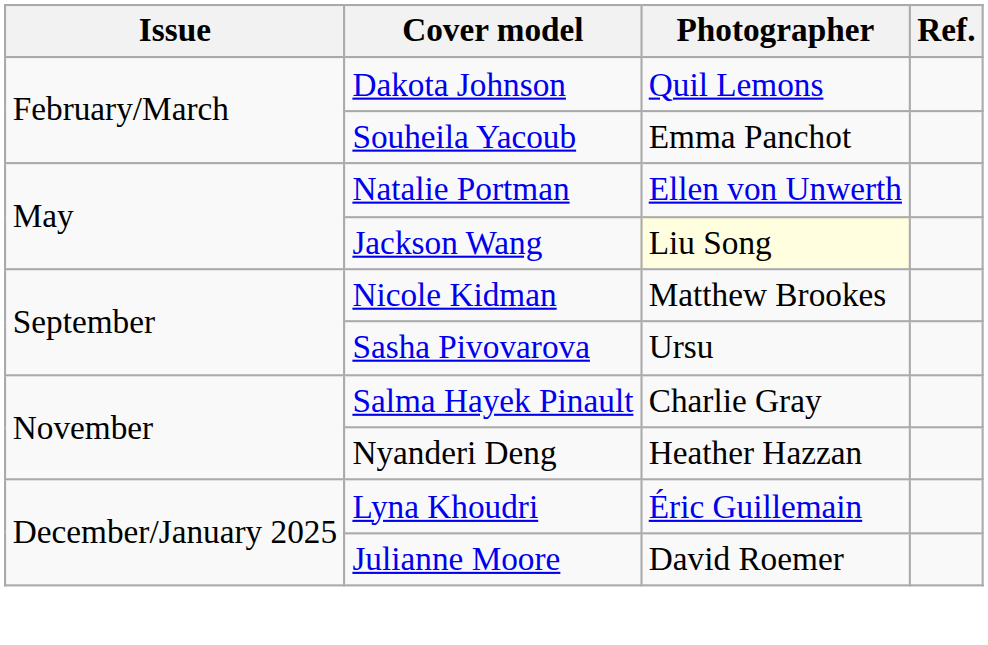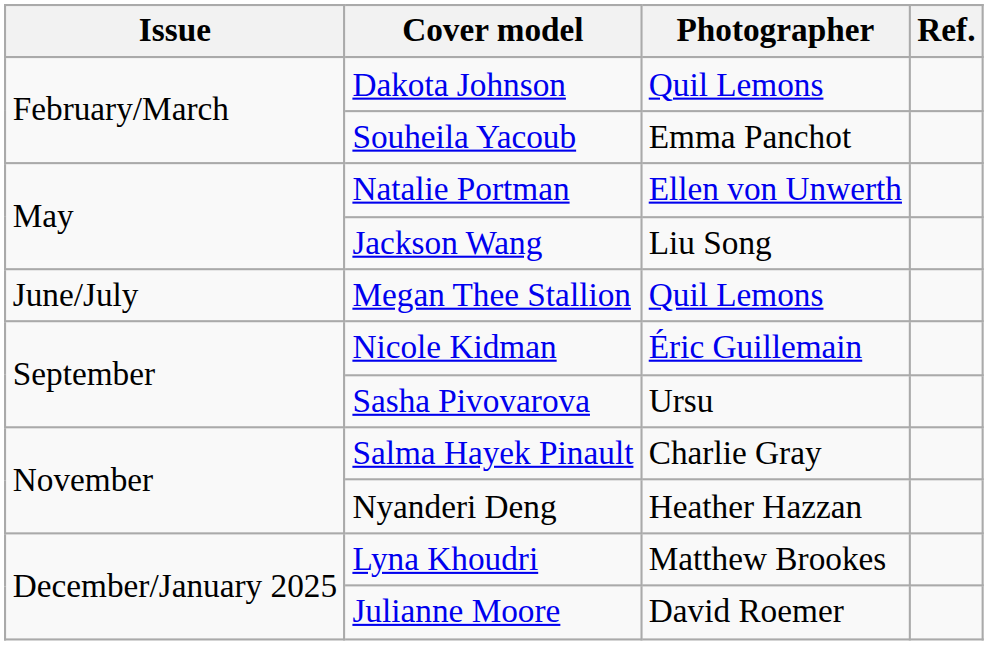(710, 242) lightyellow background -> (710, 242) no background
+ row: (492, 294)
(768, 294) Matthew Brookes -> (755, 347) Éric Guillemain
(755, 505) Éric Guillemain -> (768, 558) Matthew Brookes
